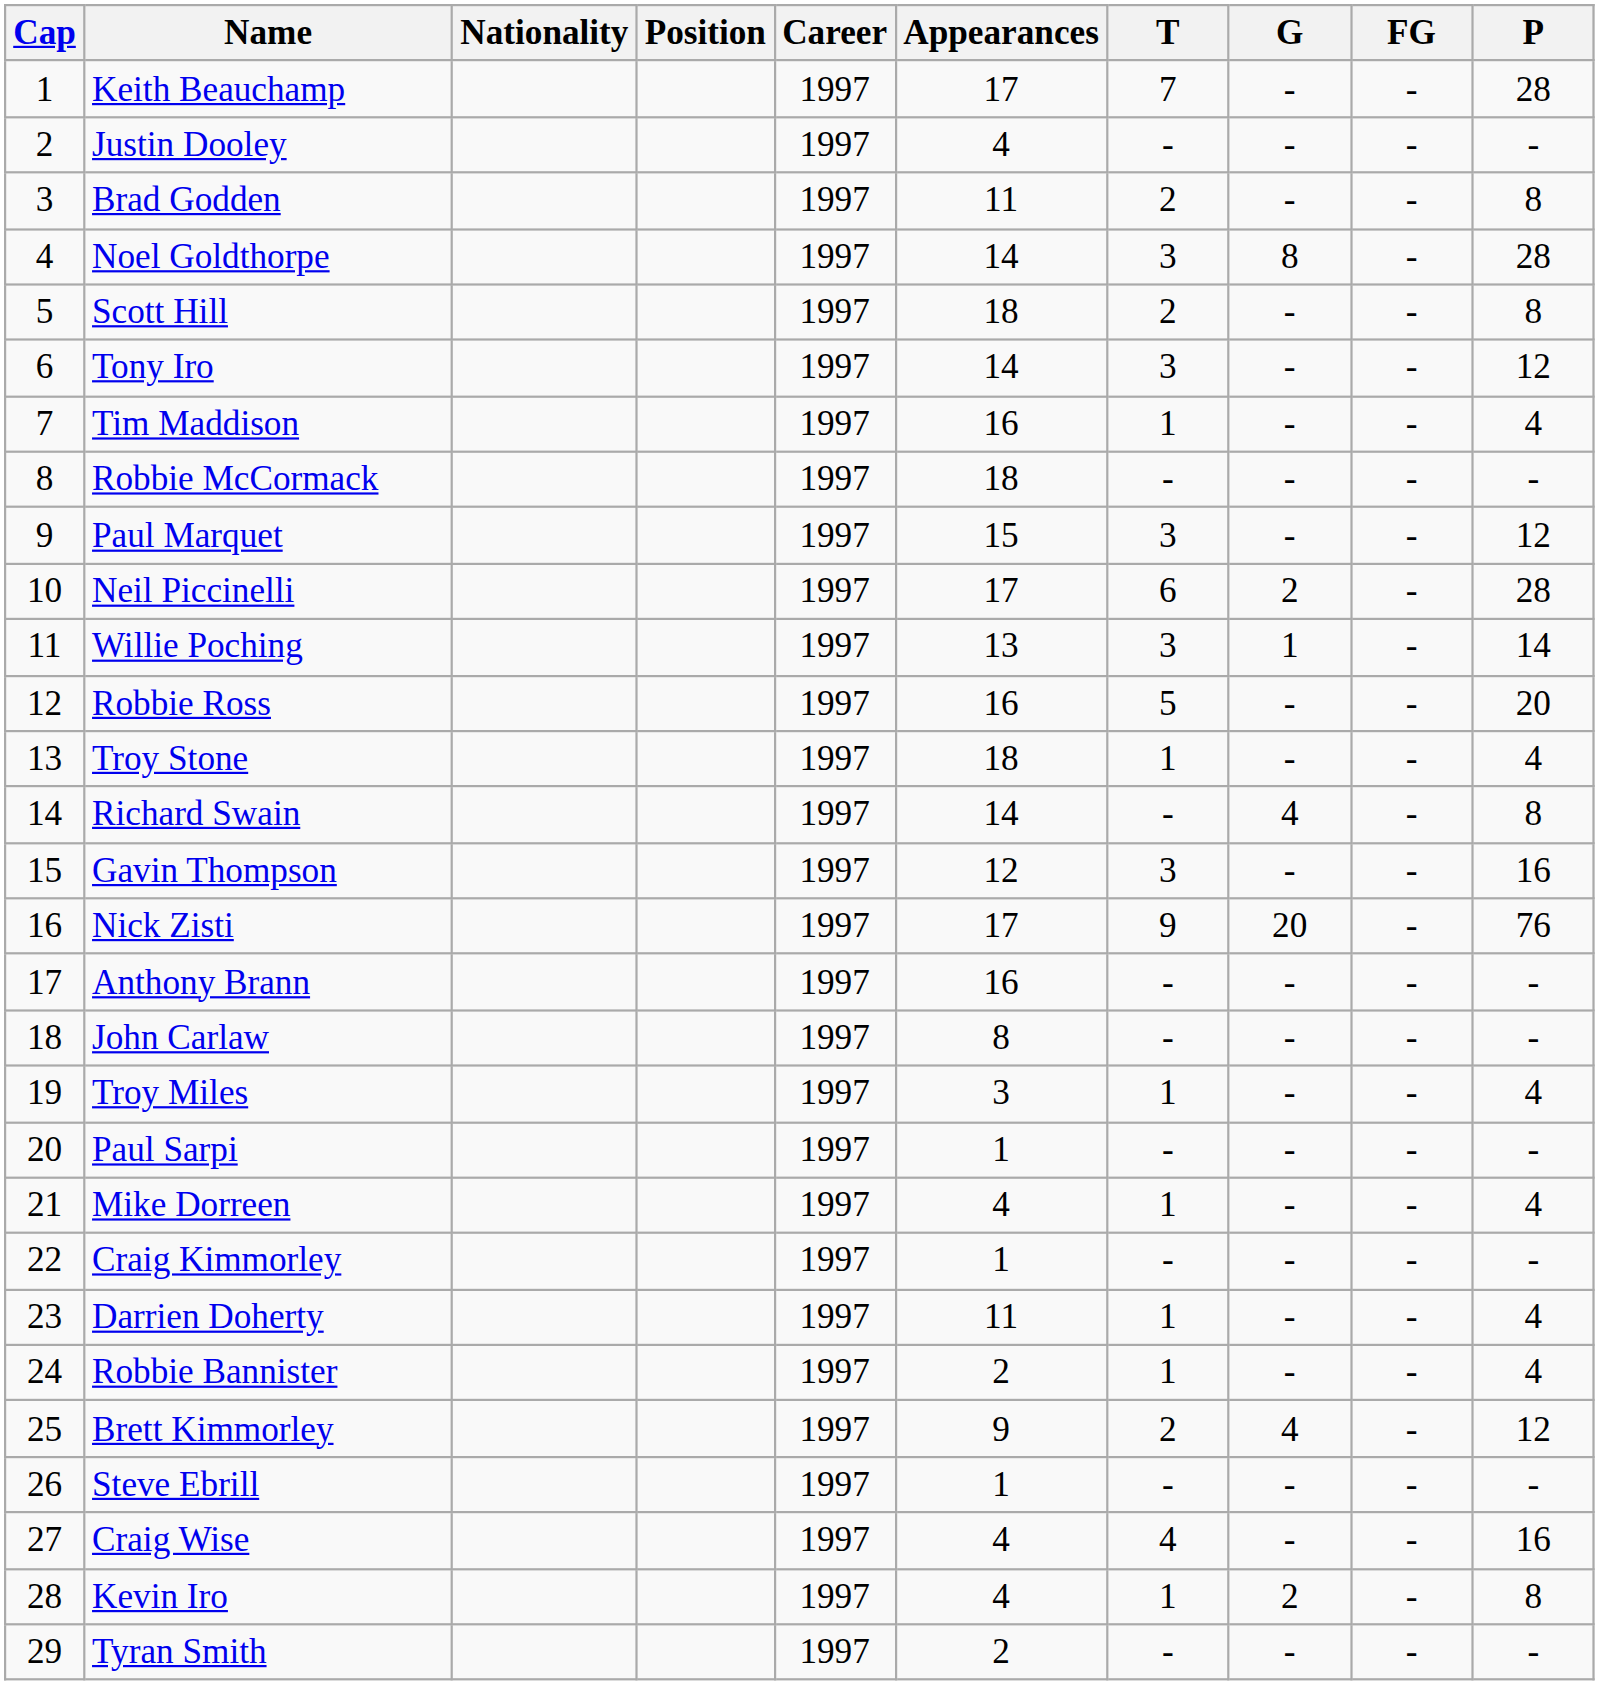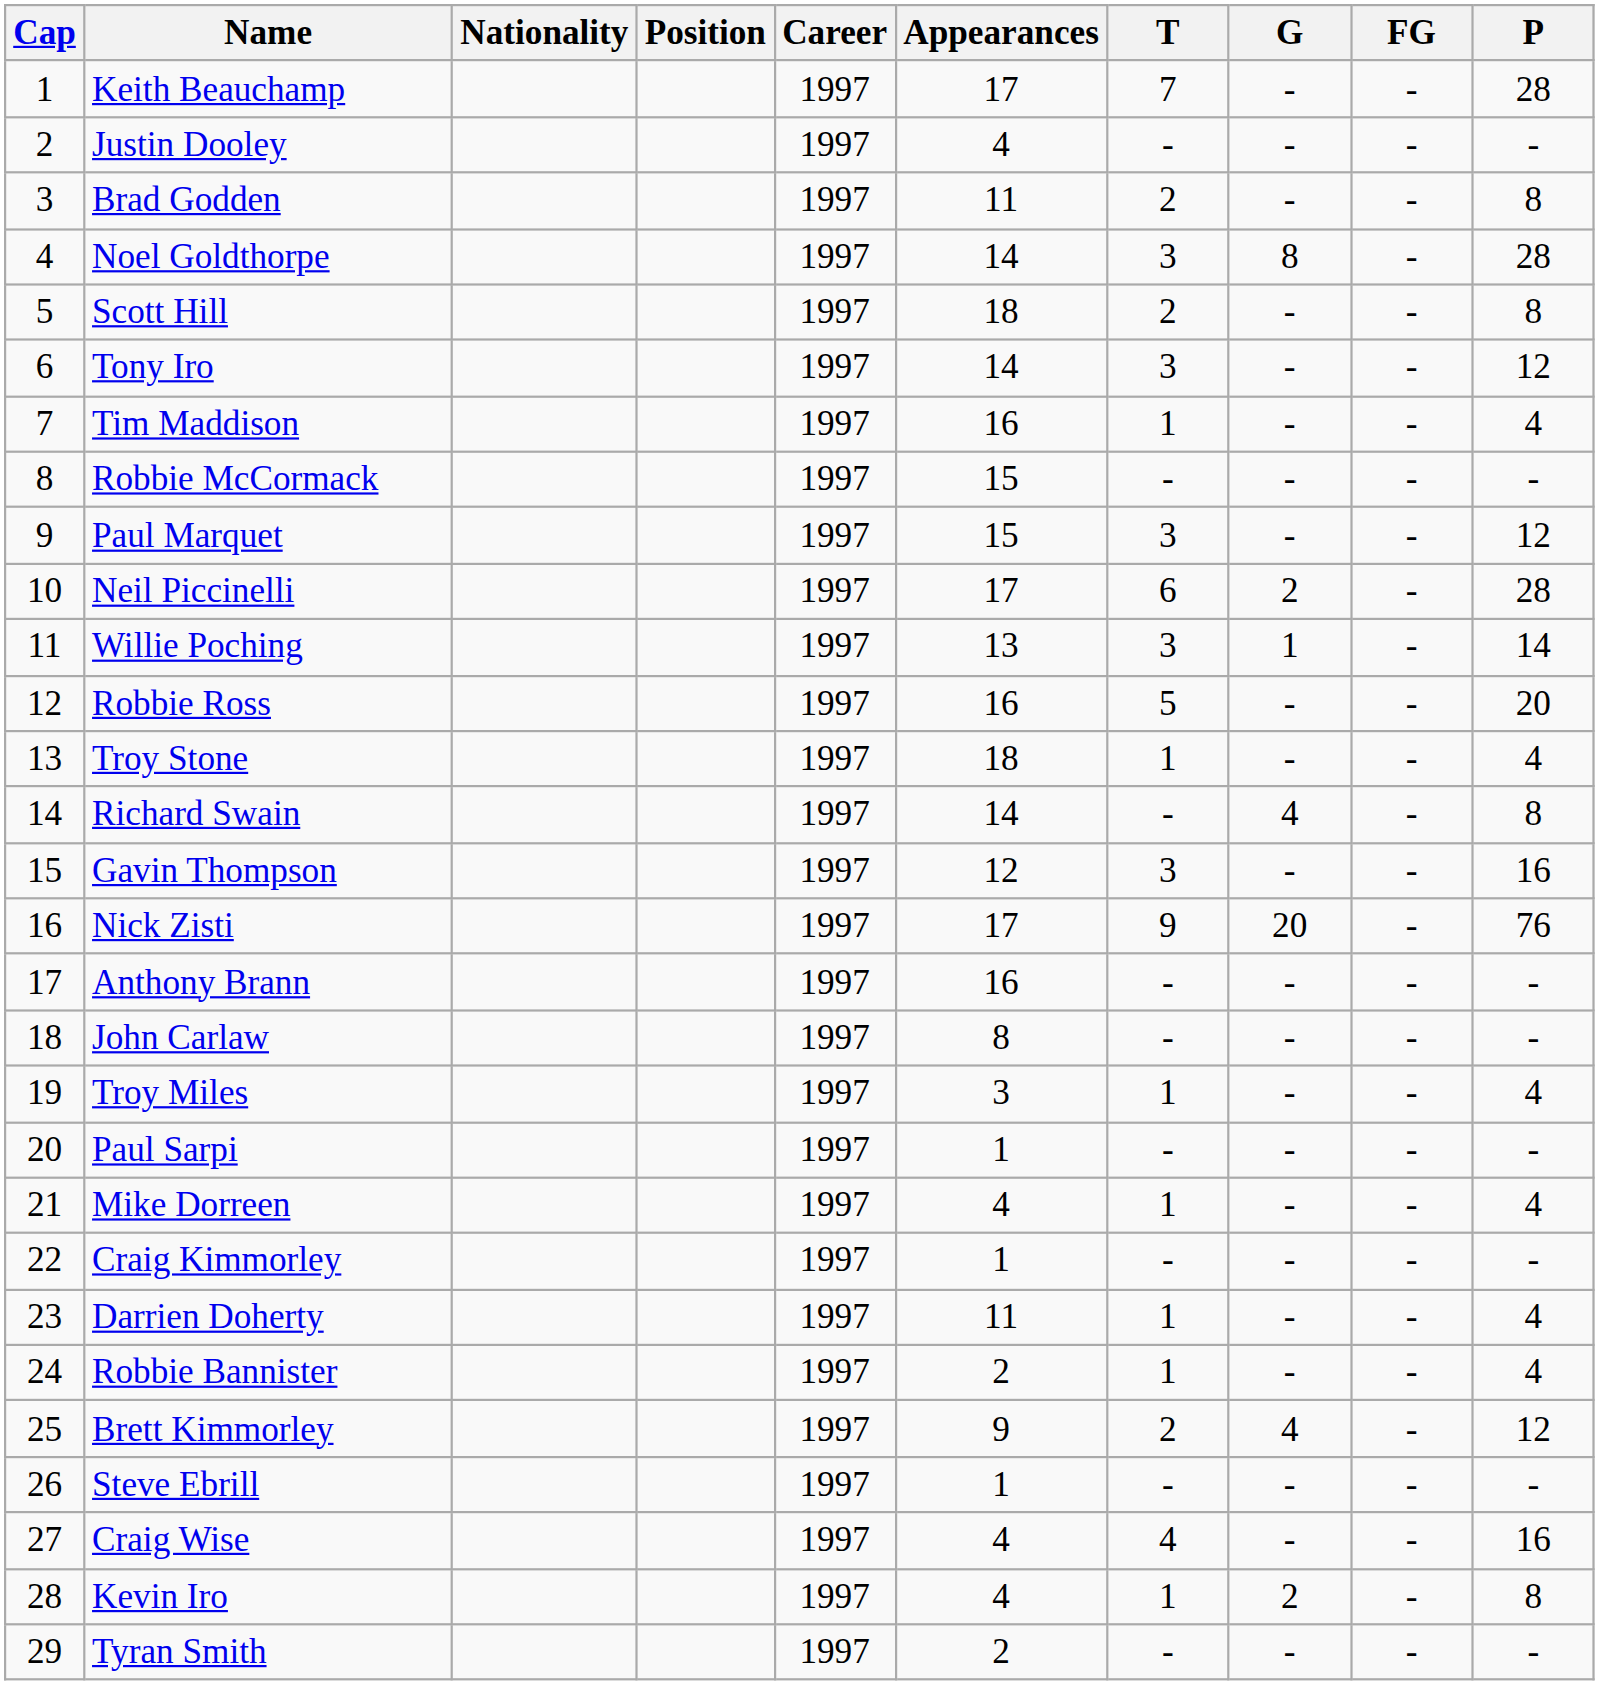(1001, 479) 18 -> (1001, 479) 15
